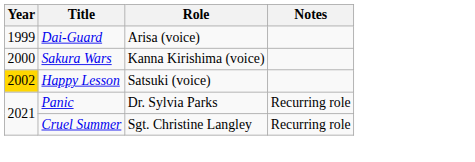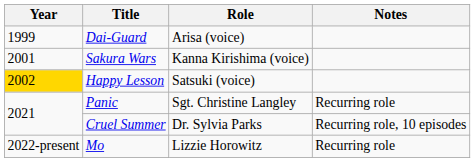(21, 59) 2000 -> (21, 59) 2001
(173, 102) Dr. Sylvia Parks -> (234, 102) Sgt. Christine Langley
(190, 124) Sgt. Christine Langley -> (217, 124) Dr. Sylvia Parks
(311, 124) Recurring role -> (391, 124) Recurring role, 10 episodes
+ row: (95, 146)
